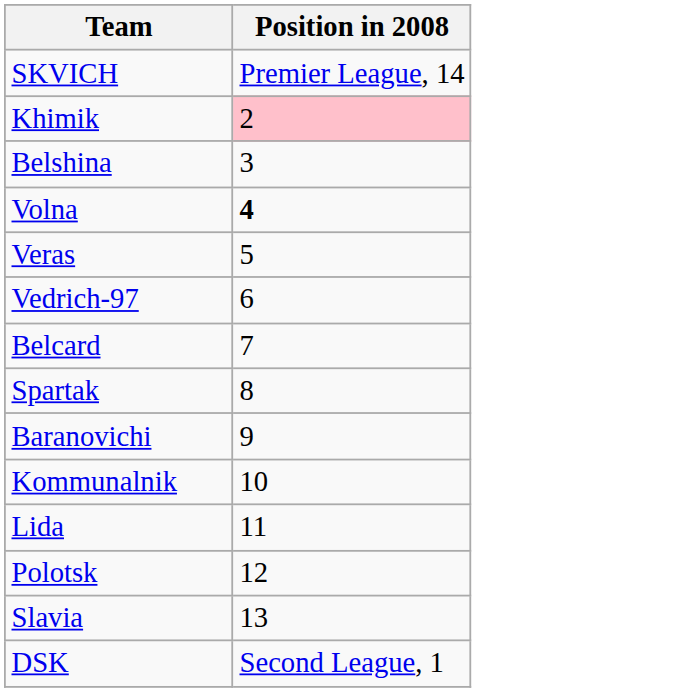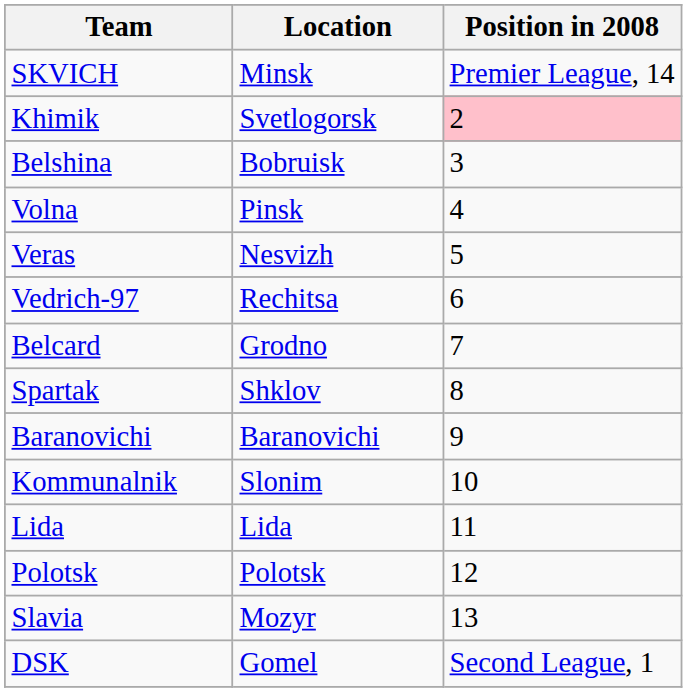+ column: (338, 27)
(247, 208) bold -> (457, 208) normal
